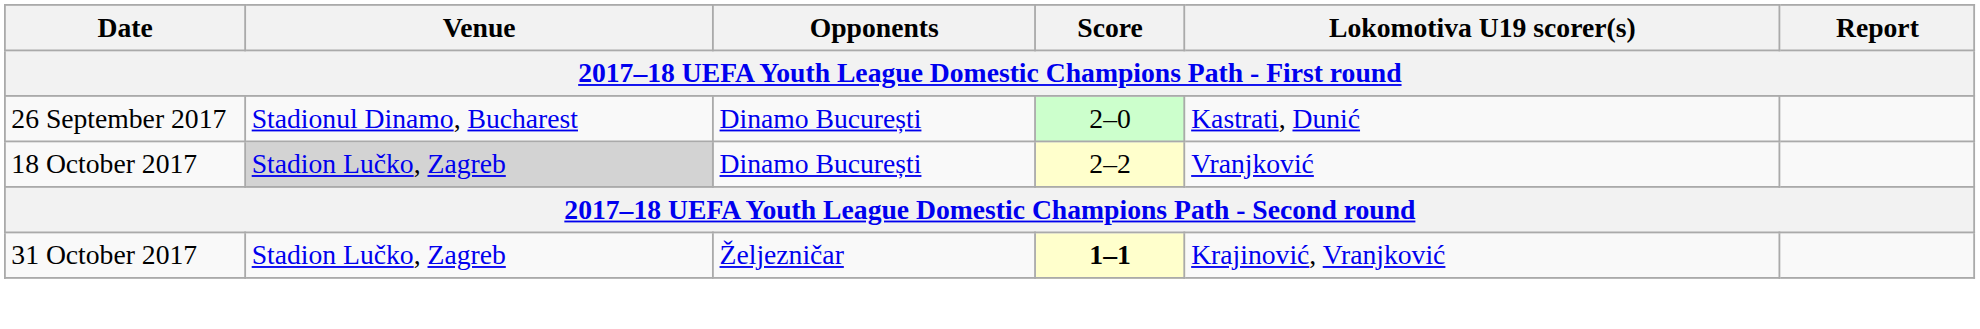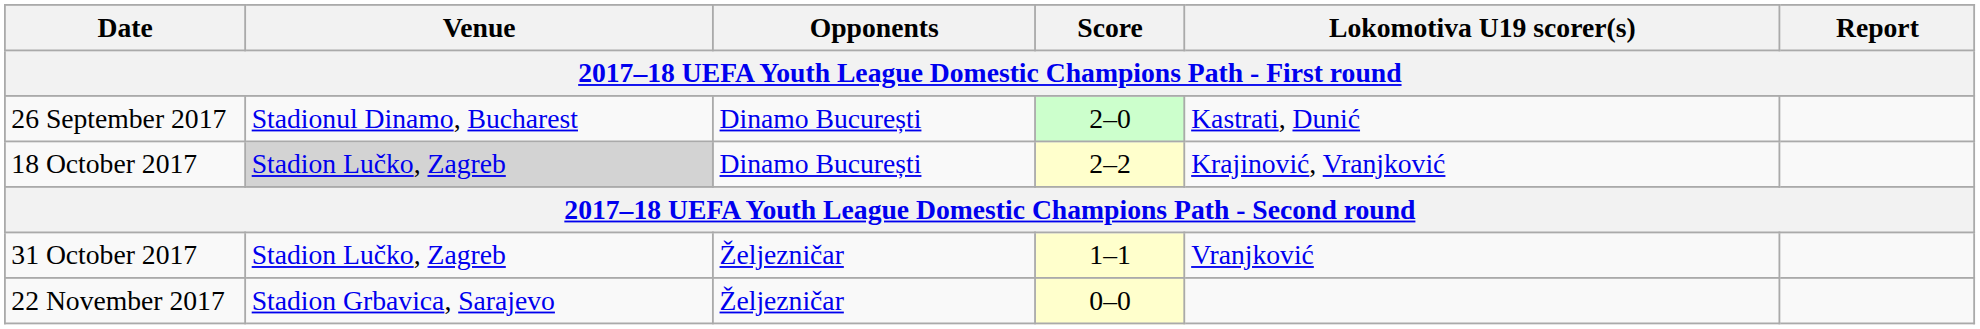(1253, 164) Vranjković -> (1318, 164) Krajinović, Vranjković
(1110, 255) bold -> (1110, 255) normal
(1318, 255) Krajinović, Vranjković -> (1253, 255) Vranjković
+ row: (118, 301)
